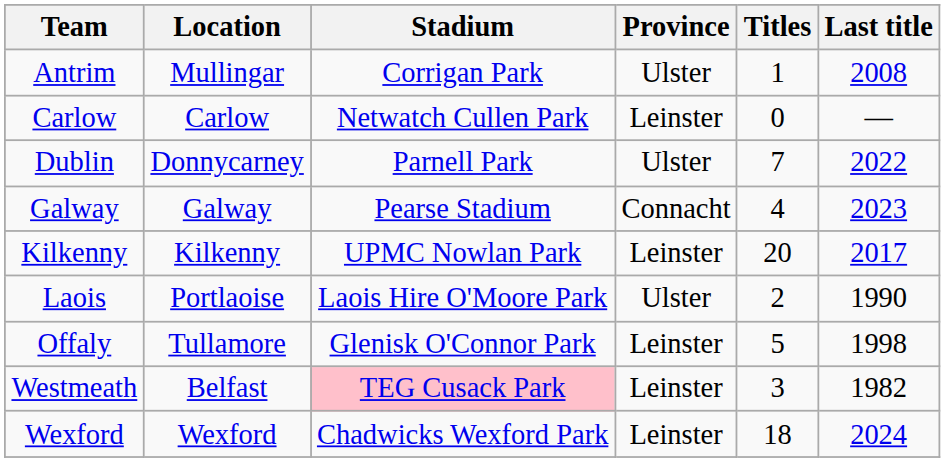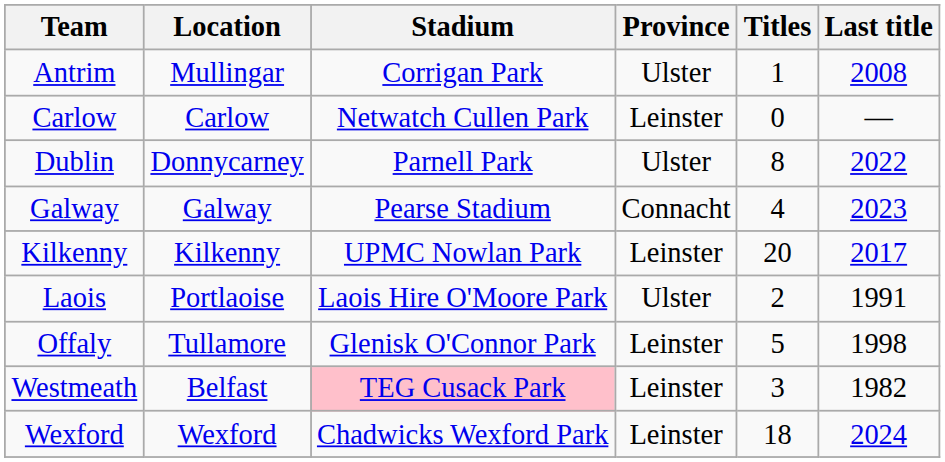(778, 162) 7 -> (778, 162) 8
(879, 298) 1990 -> (879, 298) 1991
